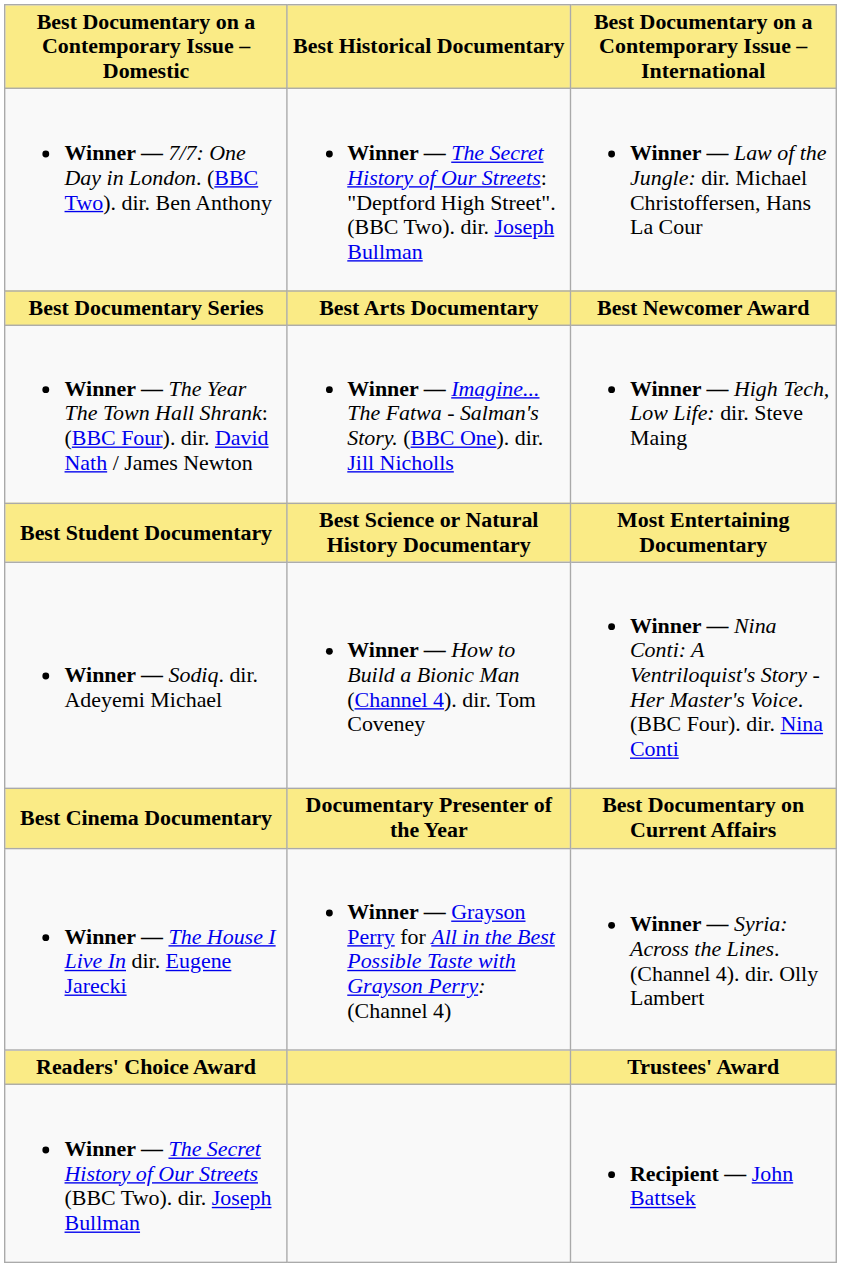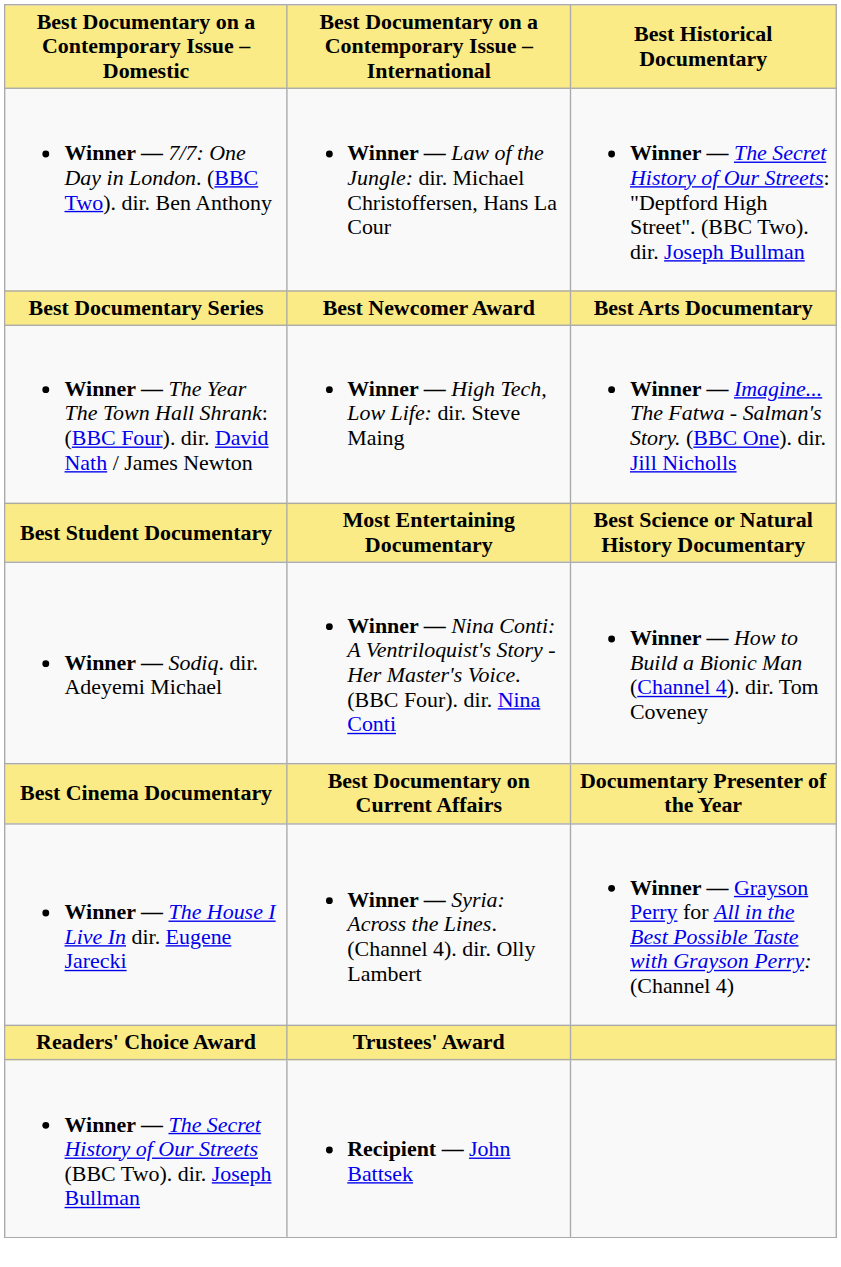columns swapped: (703, 46) <-> (429, 46)
